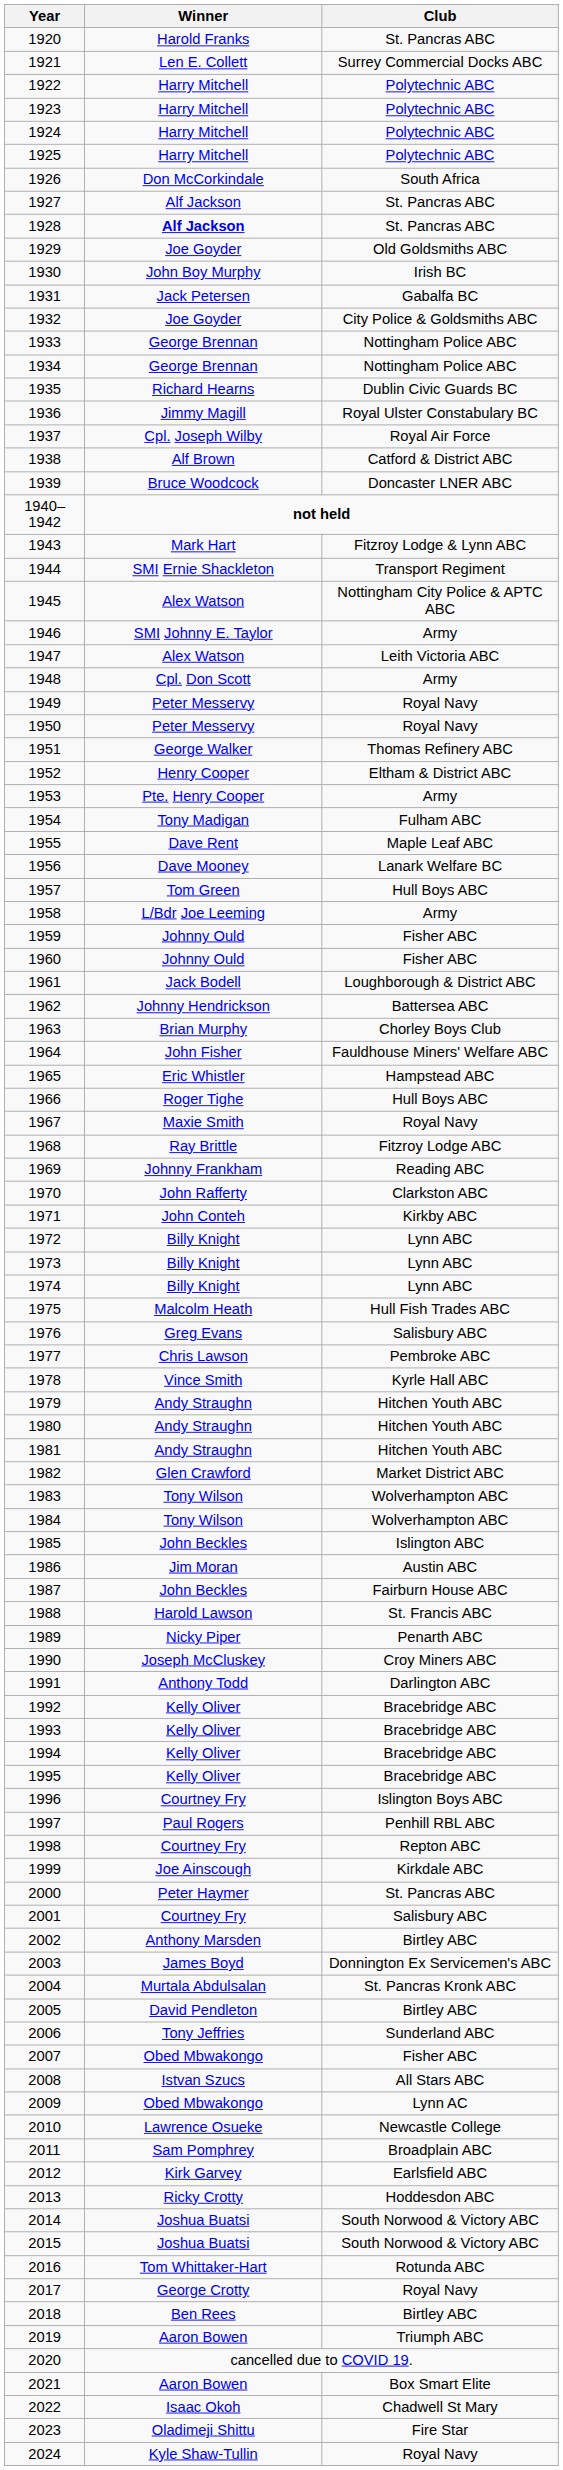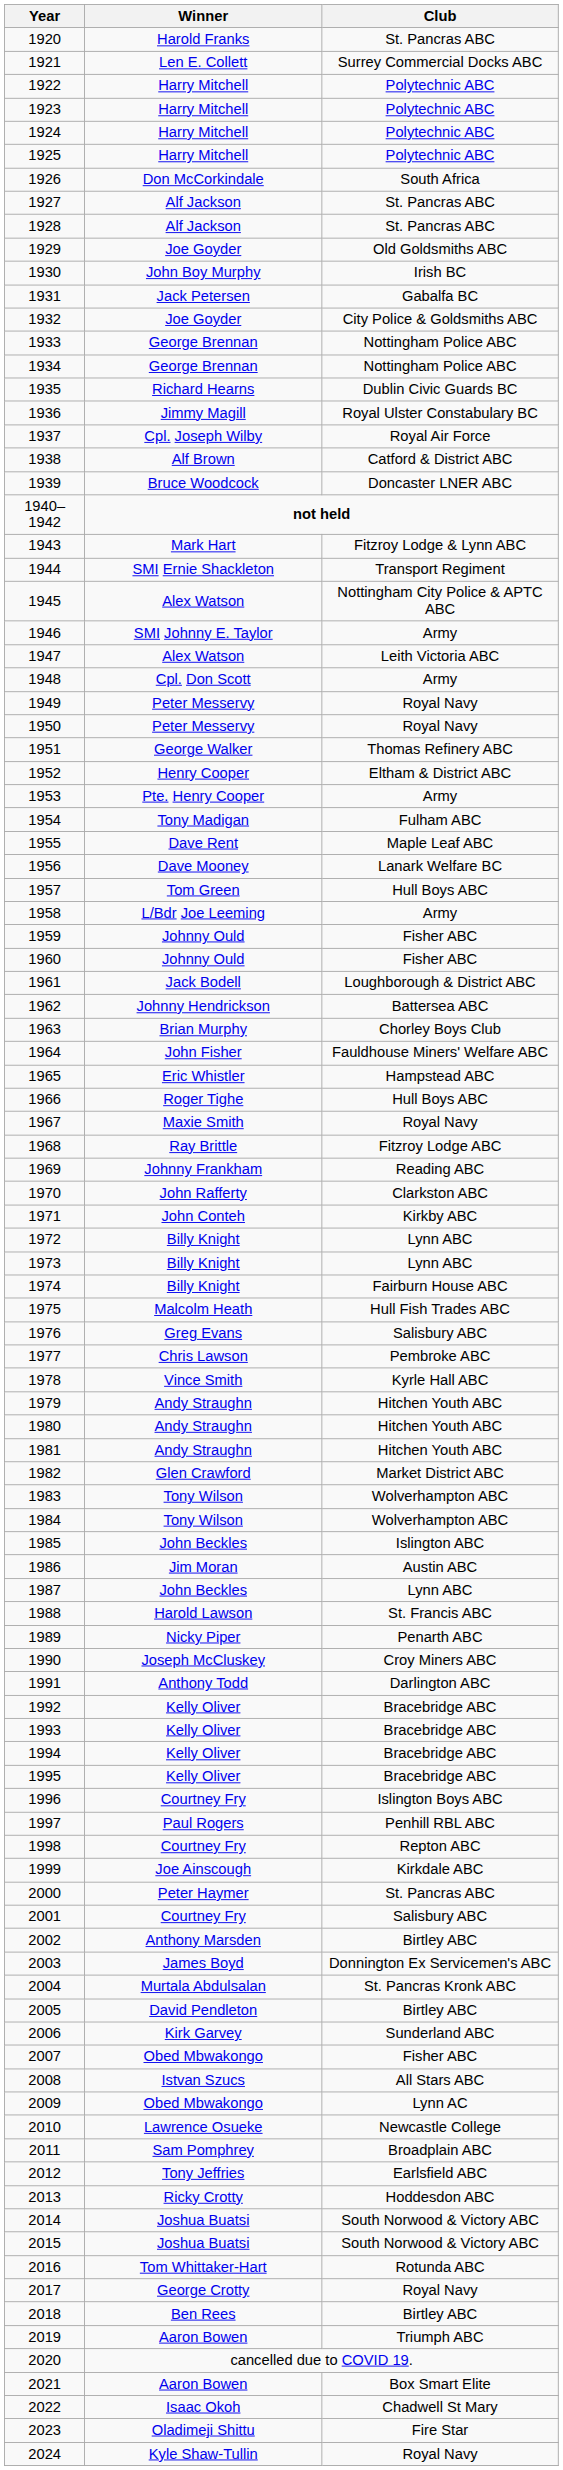(203, 226) bold -> (203, 226) normal
(440, 1286) Lynn ABC -> (440, 1286) Fairburn House ABC
(440, 1590) Fairburn House ABC -> (440, 1590) Lynn ABC
(203, 2033) Tony Jeffries -> (203, 2033) Kirk Garvey
(203, 2173) Kirk Garvey -> (203, 2173) Tony Jeffries
